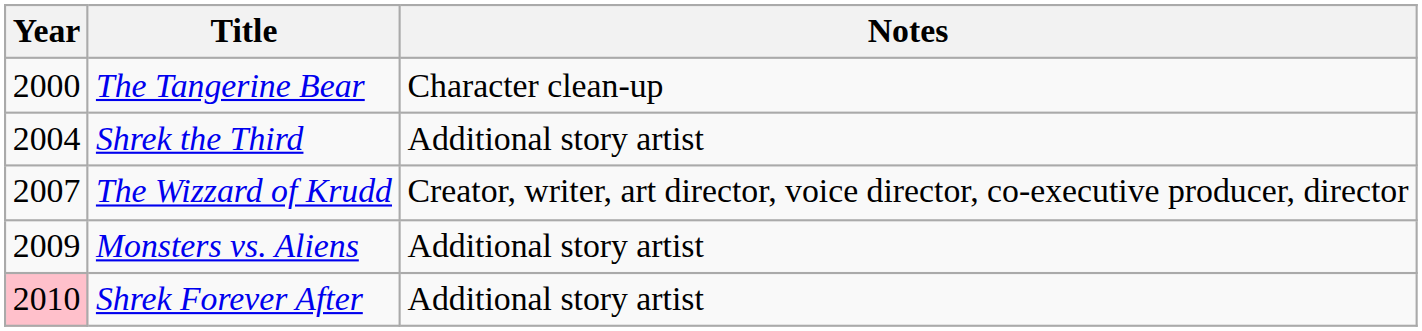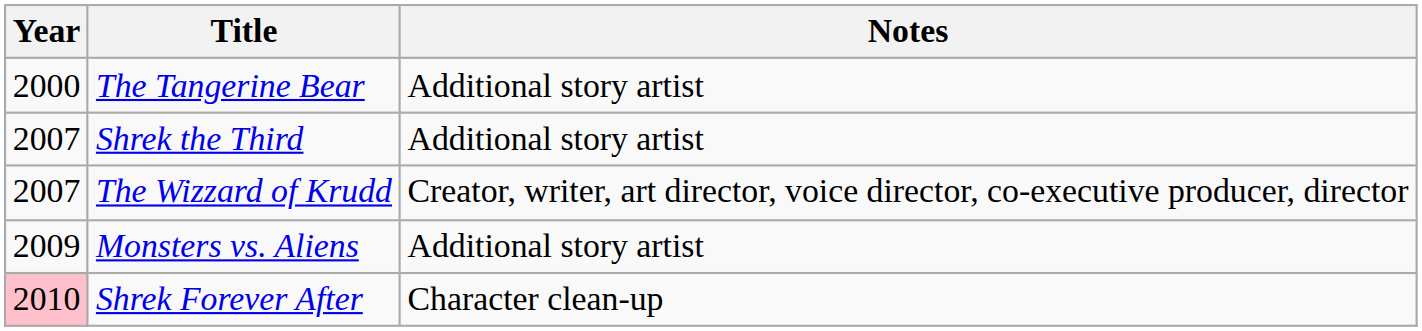(536, 84) Character clean-up -> (556, 84) Additional story artist
(47, 138) 2004 -> (47, 138) 2007
(556, 298) Additional story artist -> (536, 298) Character clean-up
